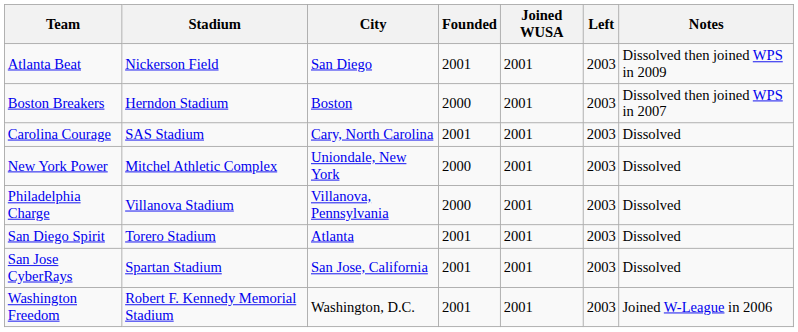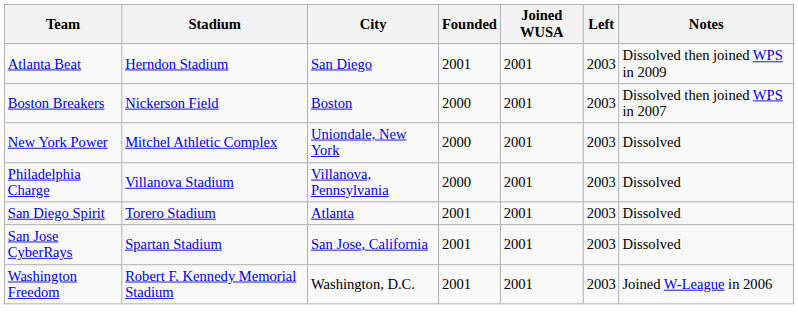(172, 63) Nickerson Field -> (177, 63) Herndon Stadium
(177, 103) Herndon Stadium -> (172, 103) Nickerson Field
- row: (59, 134)
